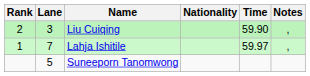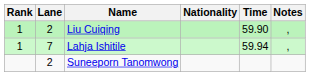(20, 29) 2 -> (20, 29) 1
(50, 29) 3 -> (50, 29) 2
(255, 46) 59.97 -> (255, 46) 59.94
(50, 63) 5 -> (50, 63) 2
